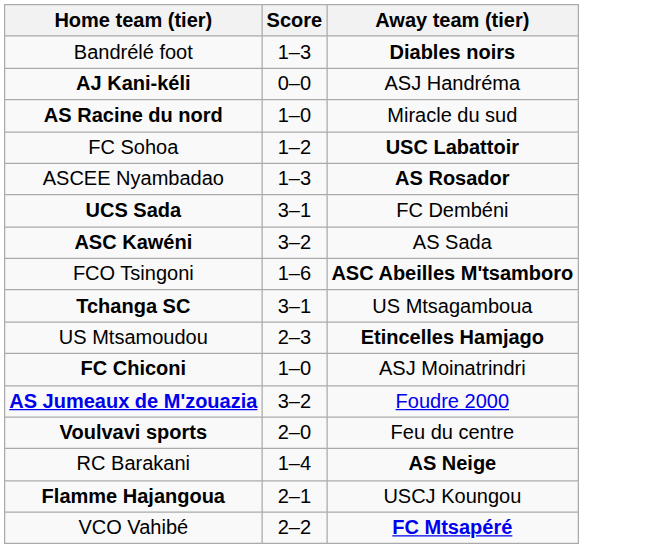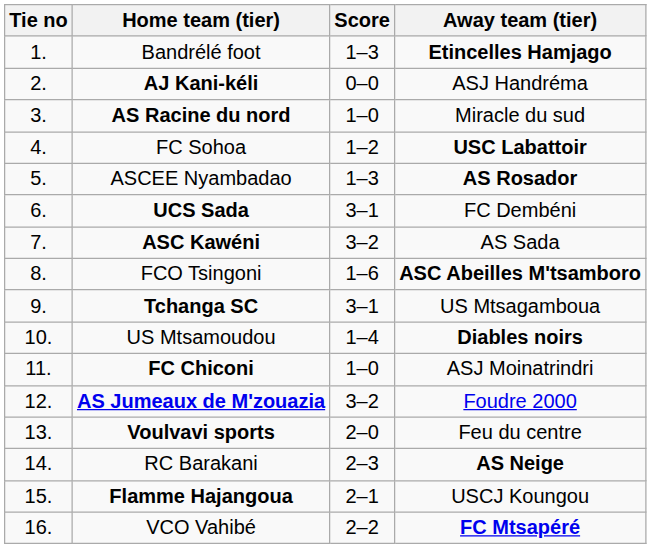+ column: (39, 20)
(452, 52) Diables noirs -> (520, 52) Etincelles Hamjago
(294, 337) 2–3 -> (362, 337) 1–4
(452, 337) Etincelles Hamjago -> (520, 337) Diables noirs
(294, 464) 1–4 -> (362, 464) 2–3
